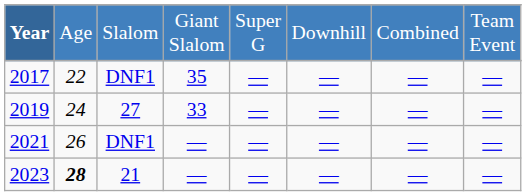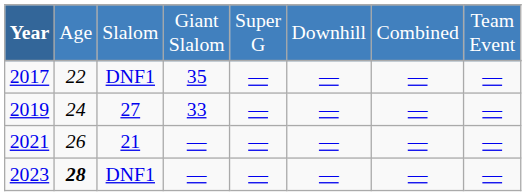(130, 142) DNF1 -> (130, 142) 21
(130, 174) 21 -> (130, 174) DNF1
